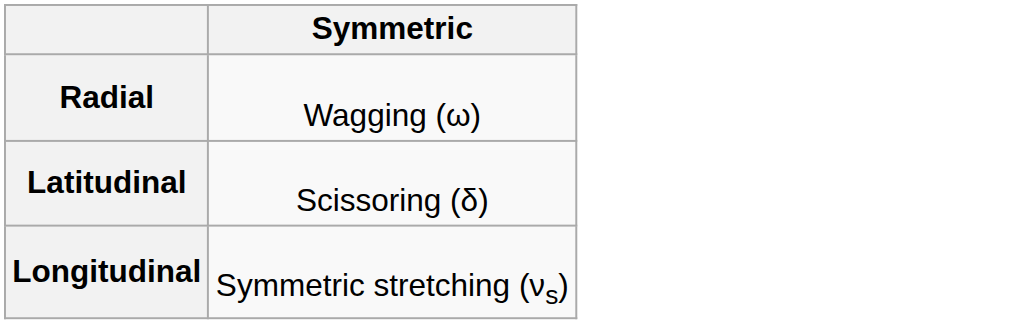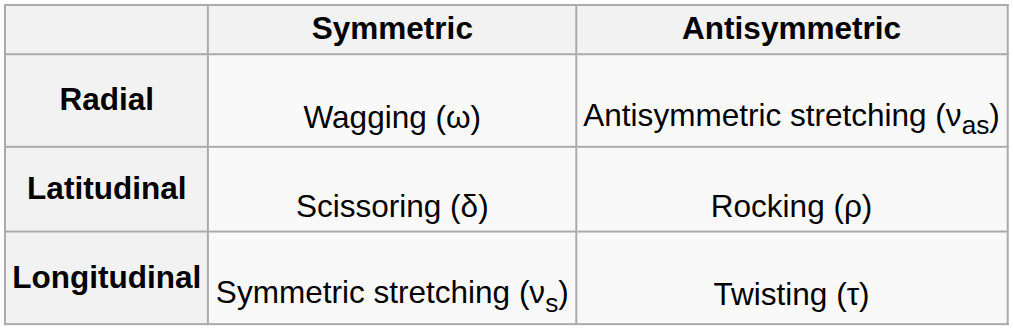+ column: (792, 29)
